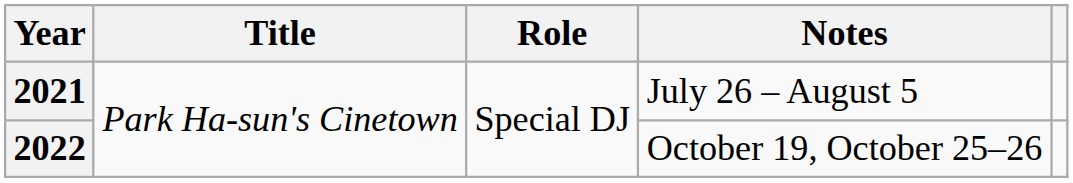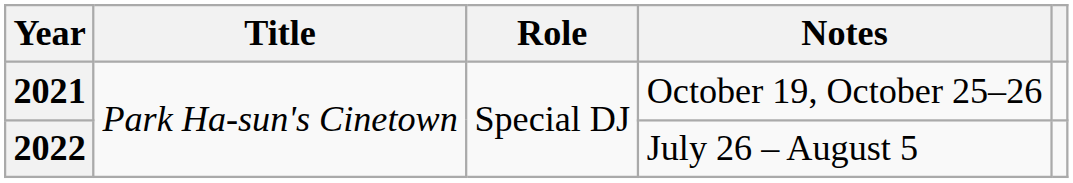(782, 90) July 26 – August 5 -> (845, 90) October 19, October 25–26
(845, 147) October 19, October 25–26 -> (782, 147) July 26 – August 5
